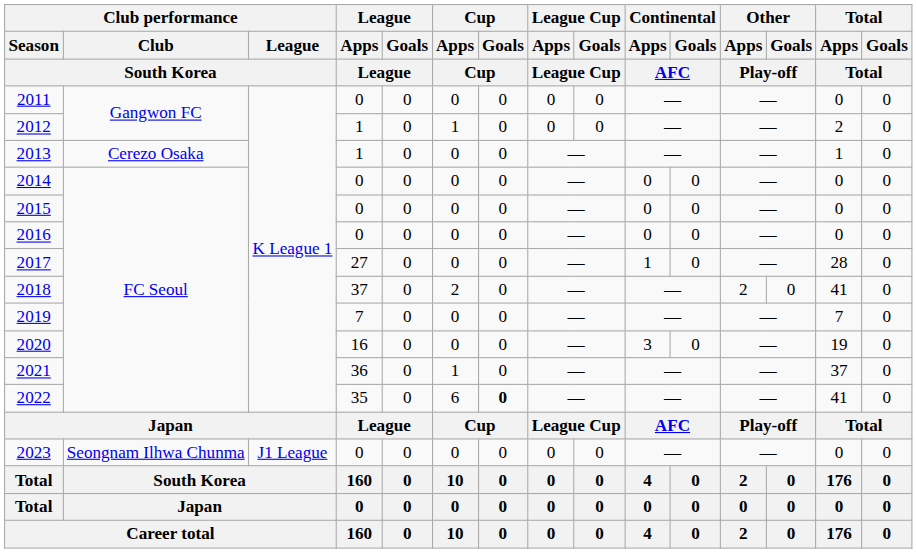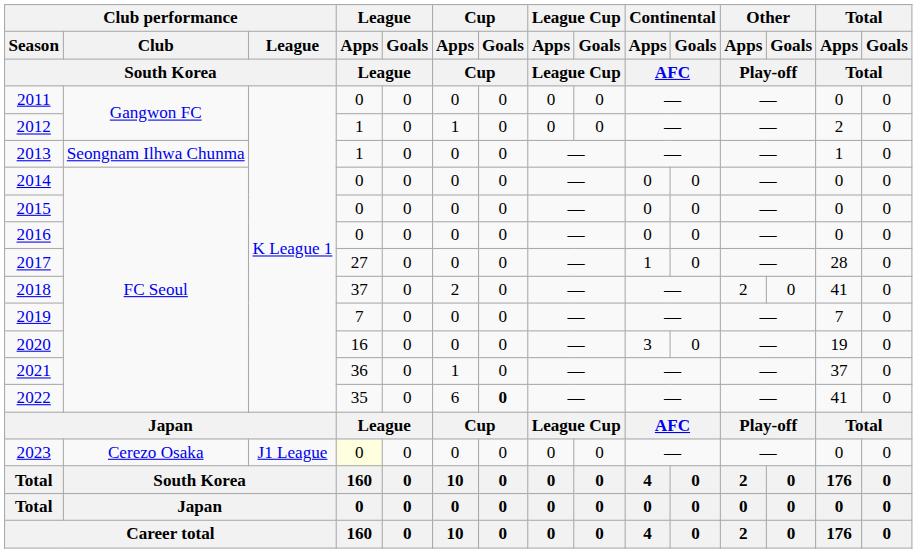(156, 153) Cerezo Osaka -> (156, 153) Seongnam Ilhwa Chunma
(156, 452) Seongnam Ilhwa Chunma -> (156, 452) Cerezo Osaka
(359, 452) no background -> (359, 452) lightyellow background
